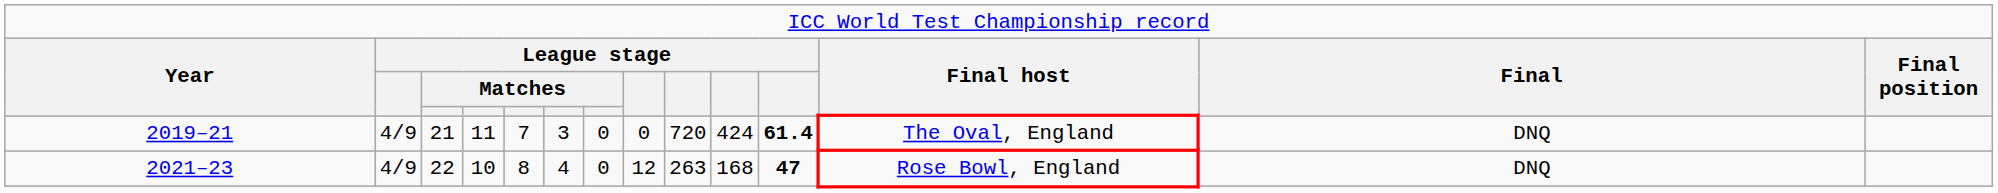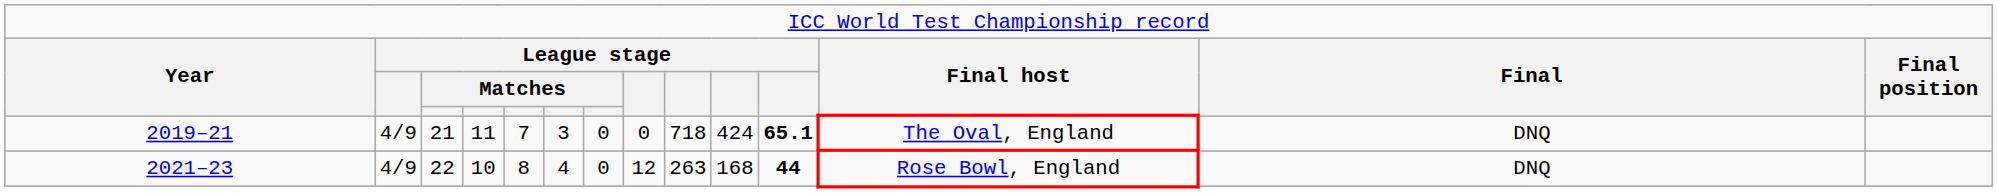(688, 133) 720 -> (688, 133) 718
(788, 133) 61.4 -> (788, 133) 65.1
(788, 169) 47 -> (788, 169) 44
